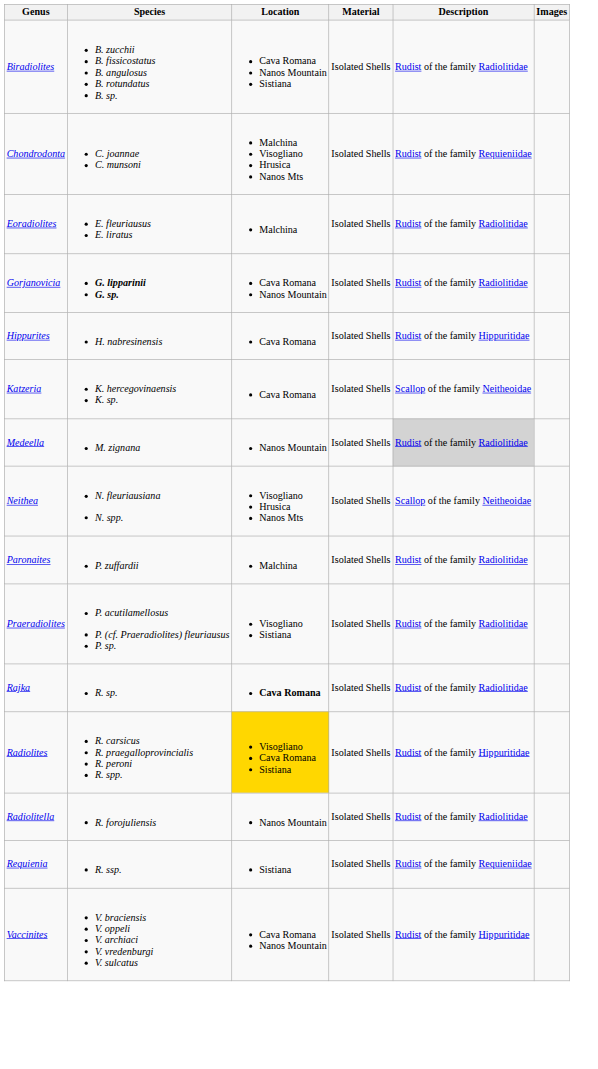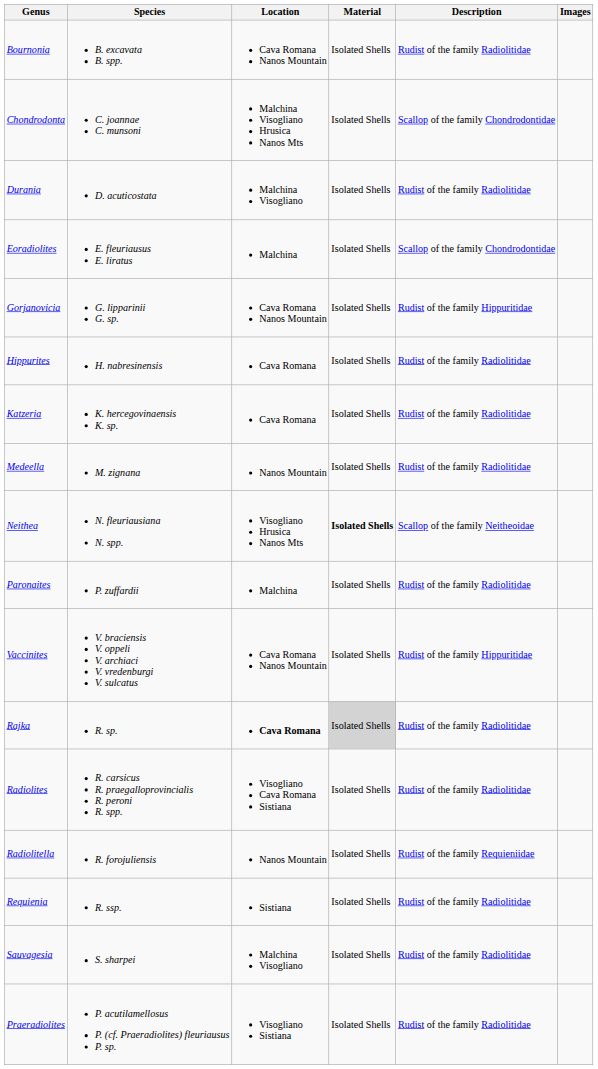- row: (30, 66)
+ row: (28, 49)
(463, 154) Rudist of the family Requieniidae -> (477, 120) Scallop of the family Chondrodontidae
+ row: (24, 190)
(461, 224) Rudist of the family Radiolitidae -> (477, 249) Scallop of the family Chondrodontidae
(150, 289) bold -> (150, 313) normal
(461, 283) Rudist of the family Radiolitidae -> (465, 307) Rudist of the family Hippuritidae
(462, 336) Rudist of the family Hippuritidae -> (464, 361) Rudist of the family Radiolitidae
(463, 389) Scallop of the family Neitheoidae -> (464, 414) Rudist of the family Radiolitidae
(461, 442) lightgrey background -> (464, 467) no background
(361, 501) normal -> (362, 526) bold
rows swapped: (36, 624) <-> (27, 934)
(361, 687) no background -> (361, 725) lightgrey background
(280, 758) gold background -> (280, 795) no background
(462, 752) Rudist of the family Hippuritidae -> (464, 789) Rudist of the family Radiolitidae
(461, 816) Rudist of the family Radiolitidae -> (466, 854) Rudist of the family Requieniidae
(463, 864) Rudist of the family Requieniidae -> (464, 901) Rudist of the family Radiolitidae
+ row: (30, 954)
